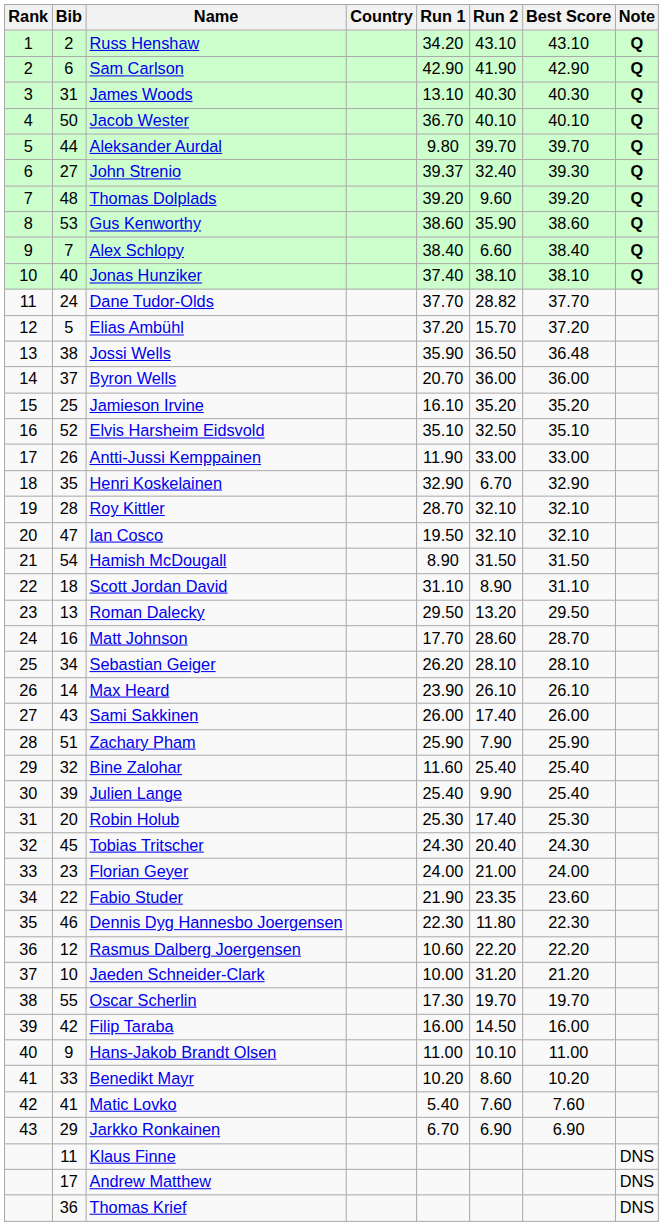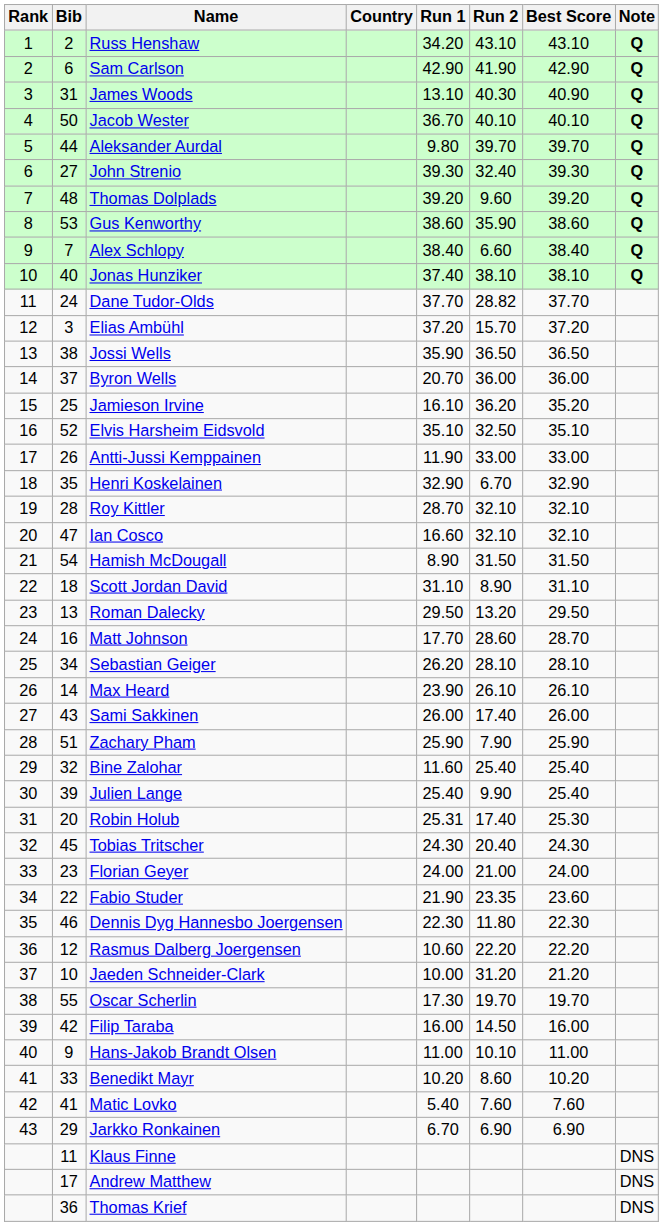(569, 95) 40.30 -> (569, 95) 40.90
(443, 172) 39.37 -> (443, 172) 39.30
(69, 328) 5 -> (69, 328) 3
(569, 353) 36.48 -> (569, 353) 36.50
(496, 405) 35.20 -> (496, 405) 36.20
(443, 535) 19.50 -> (443, 535) 16.60
(443, 819) 25.30 -> (443, 819) 25.31
